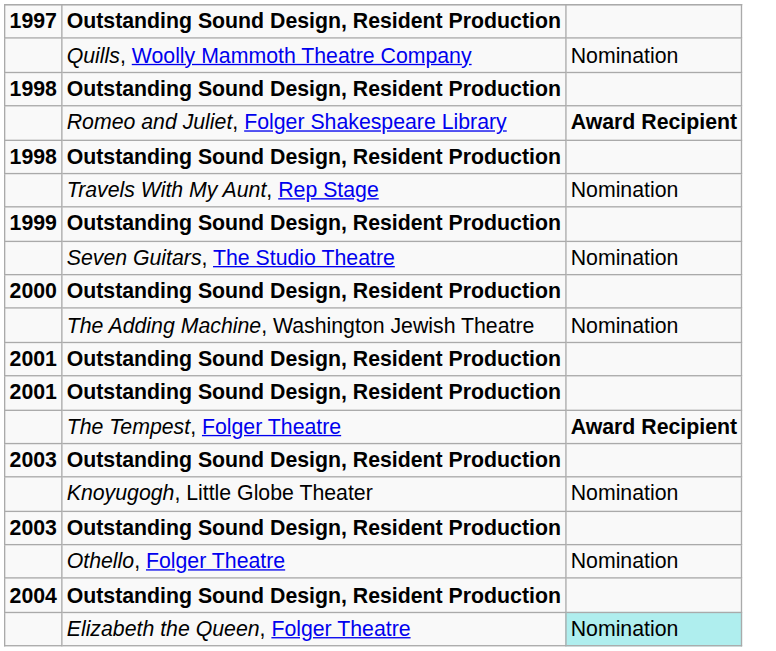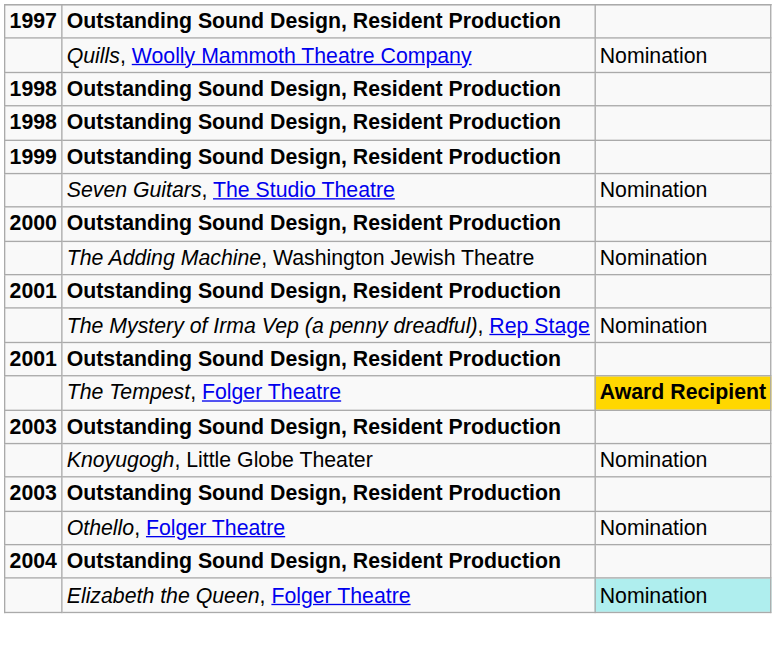- row: (33, 123)
- row: (33, 190)
+ row: (33, 325)
(654, 426) no background -> (683, 392) gold background
